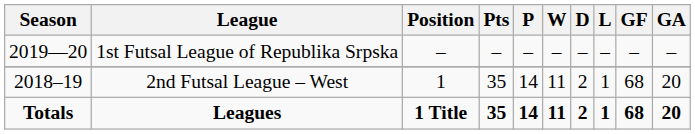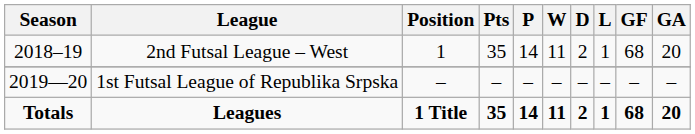rows swapped: (247, 81) <-> (247, 50)
